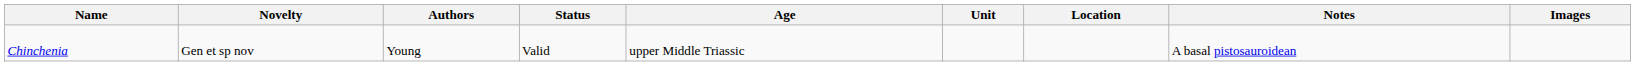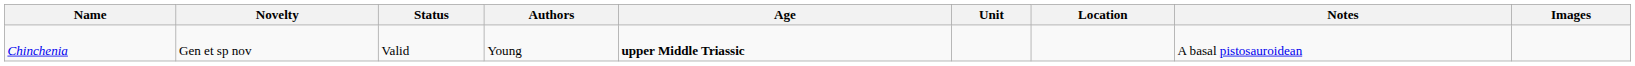columns swapped: (573, 14) <-> (451, 14)
(687, 50) normal -> (683, 50) bold
